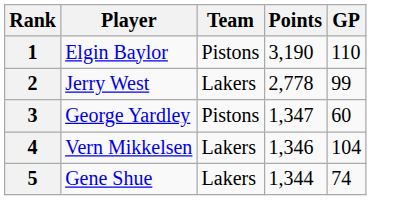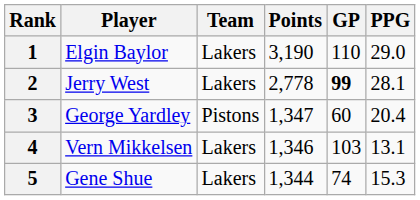+ column: (390, 20)
(230, 52) Pistons -> (229, 52) Lakers
(341, 83) normal -> (341, 83) bold
(346, 147) 104 -> (346, 147) 103
